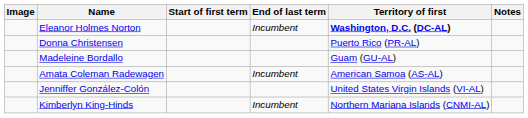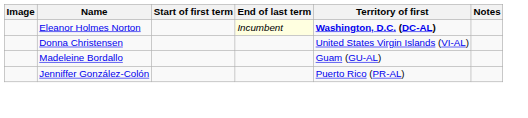(275, 27) no background -> (260, 27) lightyellow background
(375, 43) Puerto Rico (PR-AL) -> (392, 43) United States Virgin Islands (VI-AL)
- row: (102, 74)
(407, 89) United States Virgin Islands (VI-AL) -> (360, 74) Puerto Rico (PR-AL)
- row: (86, 105)
